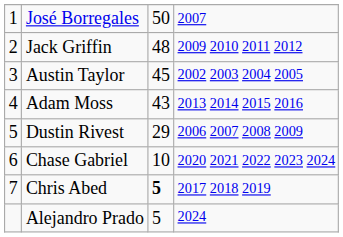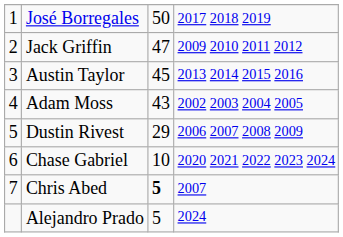(192, 18) 2007 -> (224, 18) 2017 2018 2019
(161, 47) 48 -> (161, 47) 47
(240, 75) 2002 2003 2004 2005 -> (240, 75) 2013 2014 2015 2016
(240, 103) 2013 2014 2015 2016 -> (240, 103) 2002 2003 2004 2005
(224, 189) 2017 2018 2019 -> (192, 189) 2007
